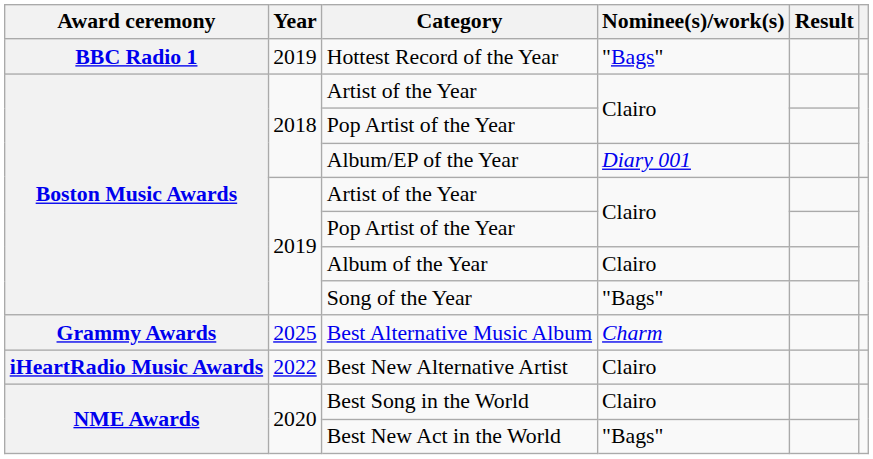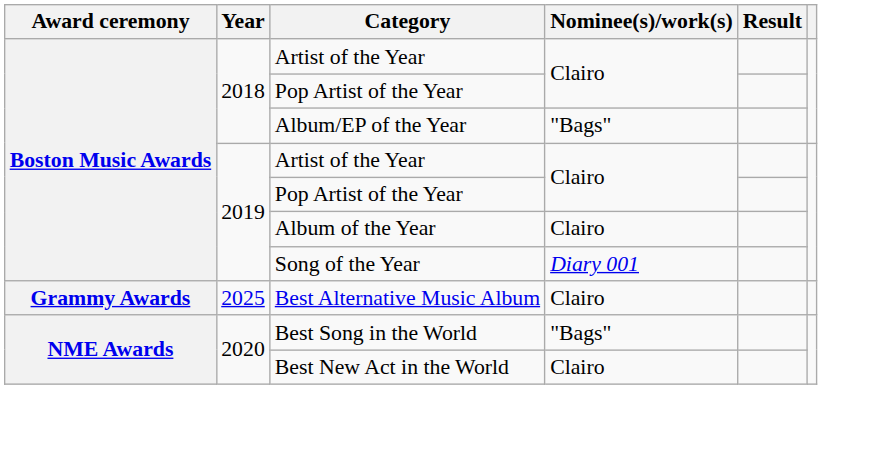- row: (295, 56)
(647, 159) Diary 001 -> (581, 125) "Bags"
(633, 297) "Bags" -> (595, 263) Diary 001
(632, 332) Charm -> (577, 297) Clairo
- row: (295, 366)
(629, 401) Clairo -> (581, 332) "Bags"
(633, 435) "Bags" -> (577, 366) Clairo
